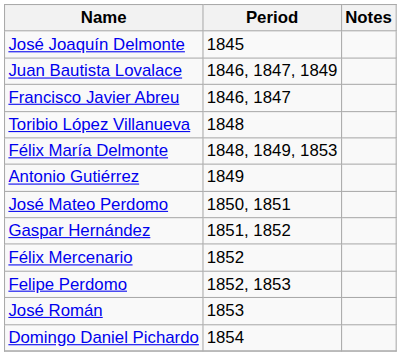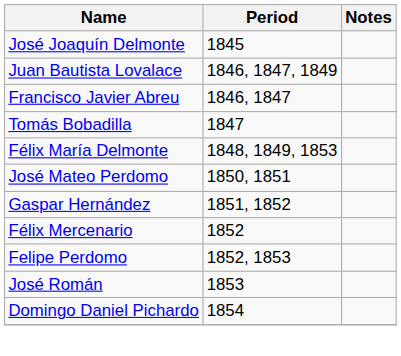+ row: (70, 124)
- row: (99, 124)
- row: (74, 177)
